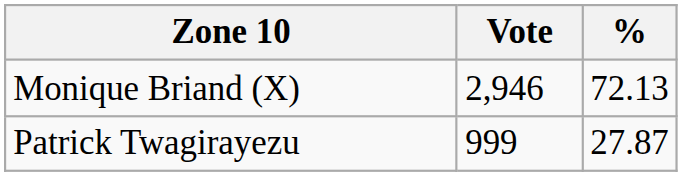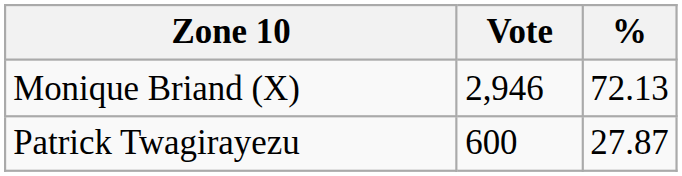(491, 142) 999 -> (491, 142) 600
